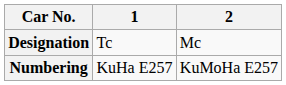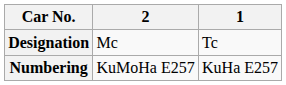columns swapped: (134, 17) <-> (229, 17)
